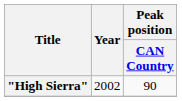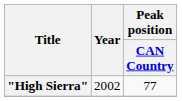(150, 86) 90 -> (150, 86) 77
